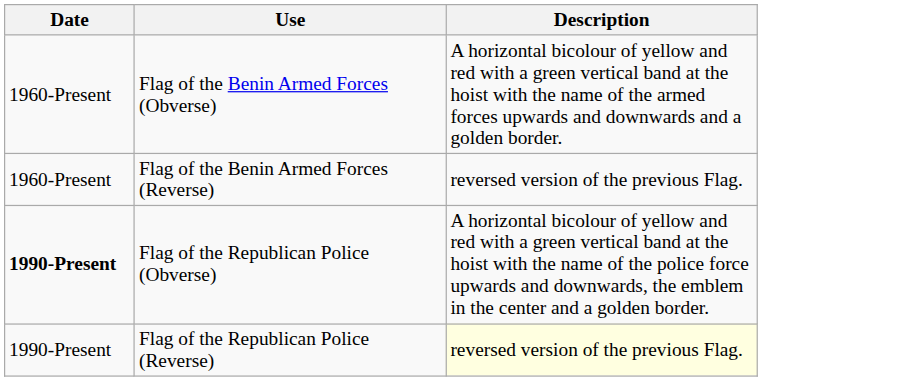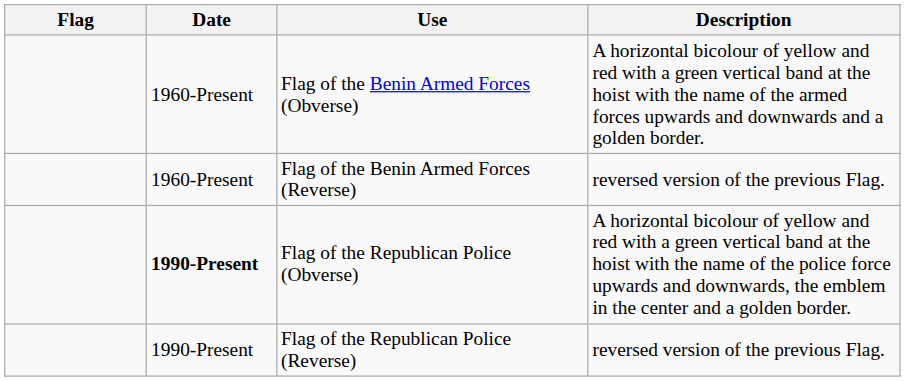+ column: (76, 19)
(597, 349) lightyellow background -> (739, 349) no background
